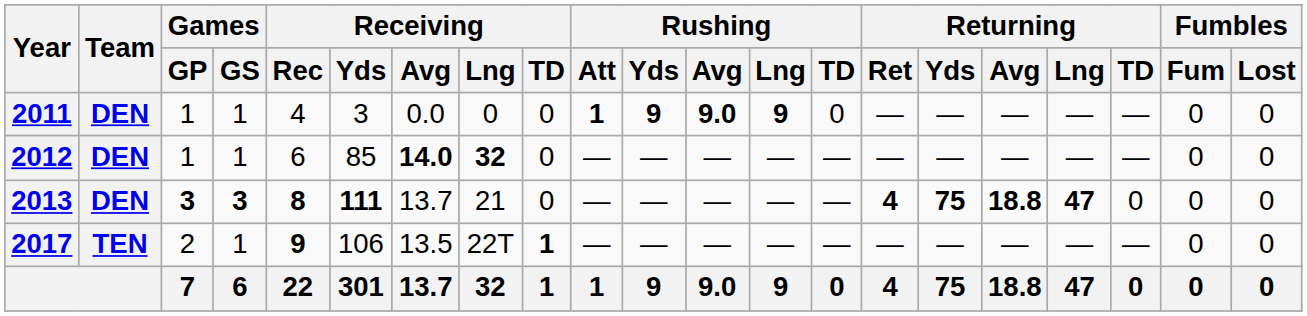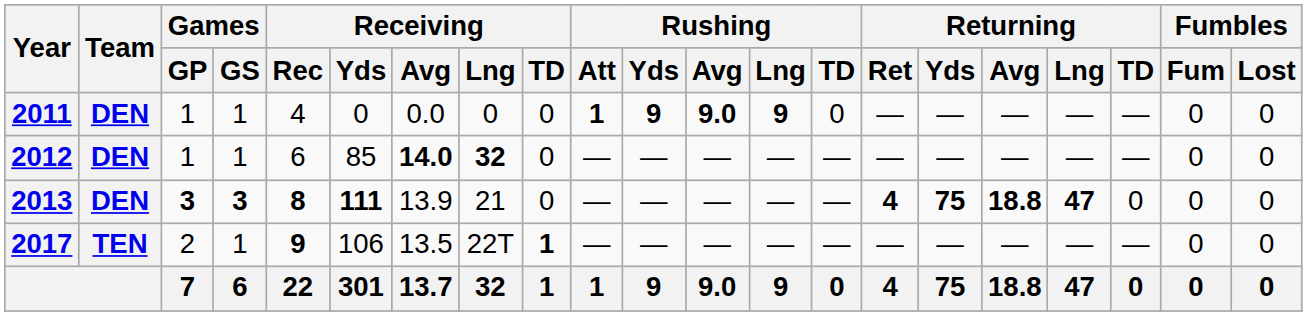(361, 113) 3 -> (361, 113) 0
(426, 200) 13.7 -> (426, 200) 13.9
